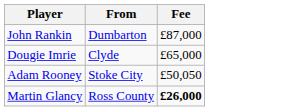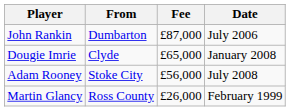+ column: (245, 14)
(181, 75) £50,050 -> (181, 75) £56,000
(181, 95) bold -> (181, 95) normal
